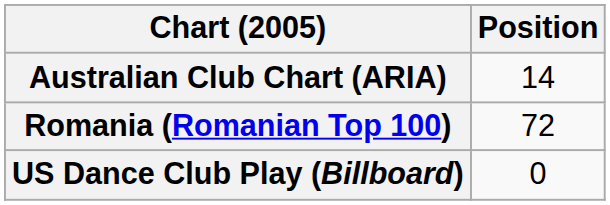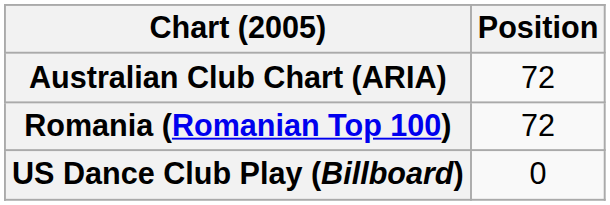(538, 77) 14 -> (538, 77) 72
